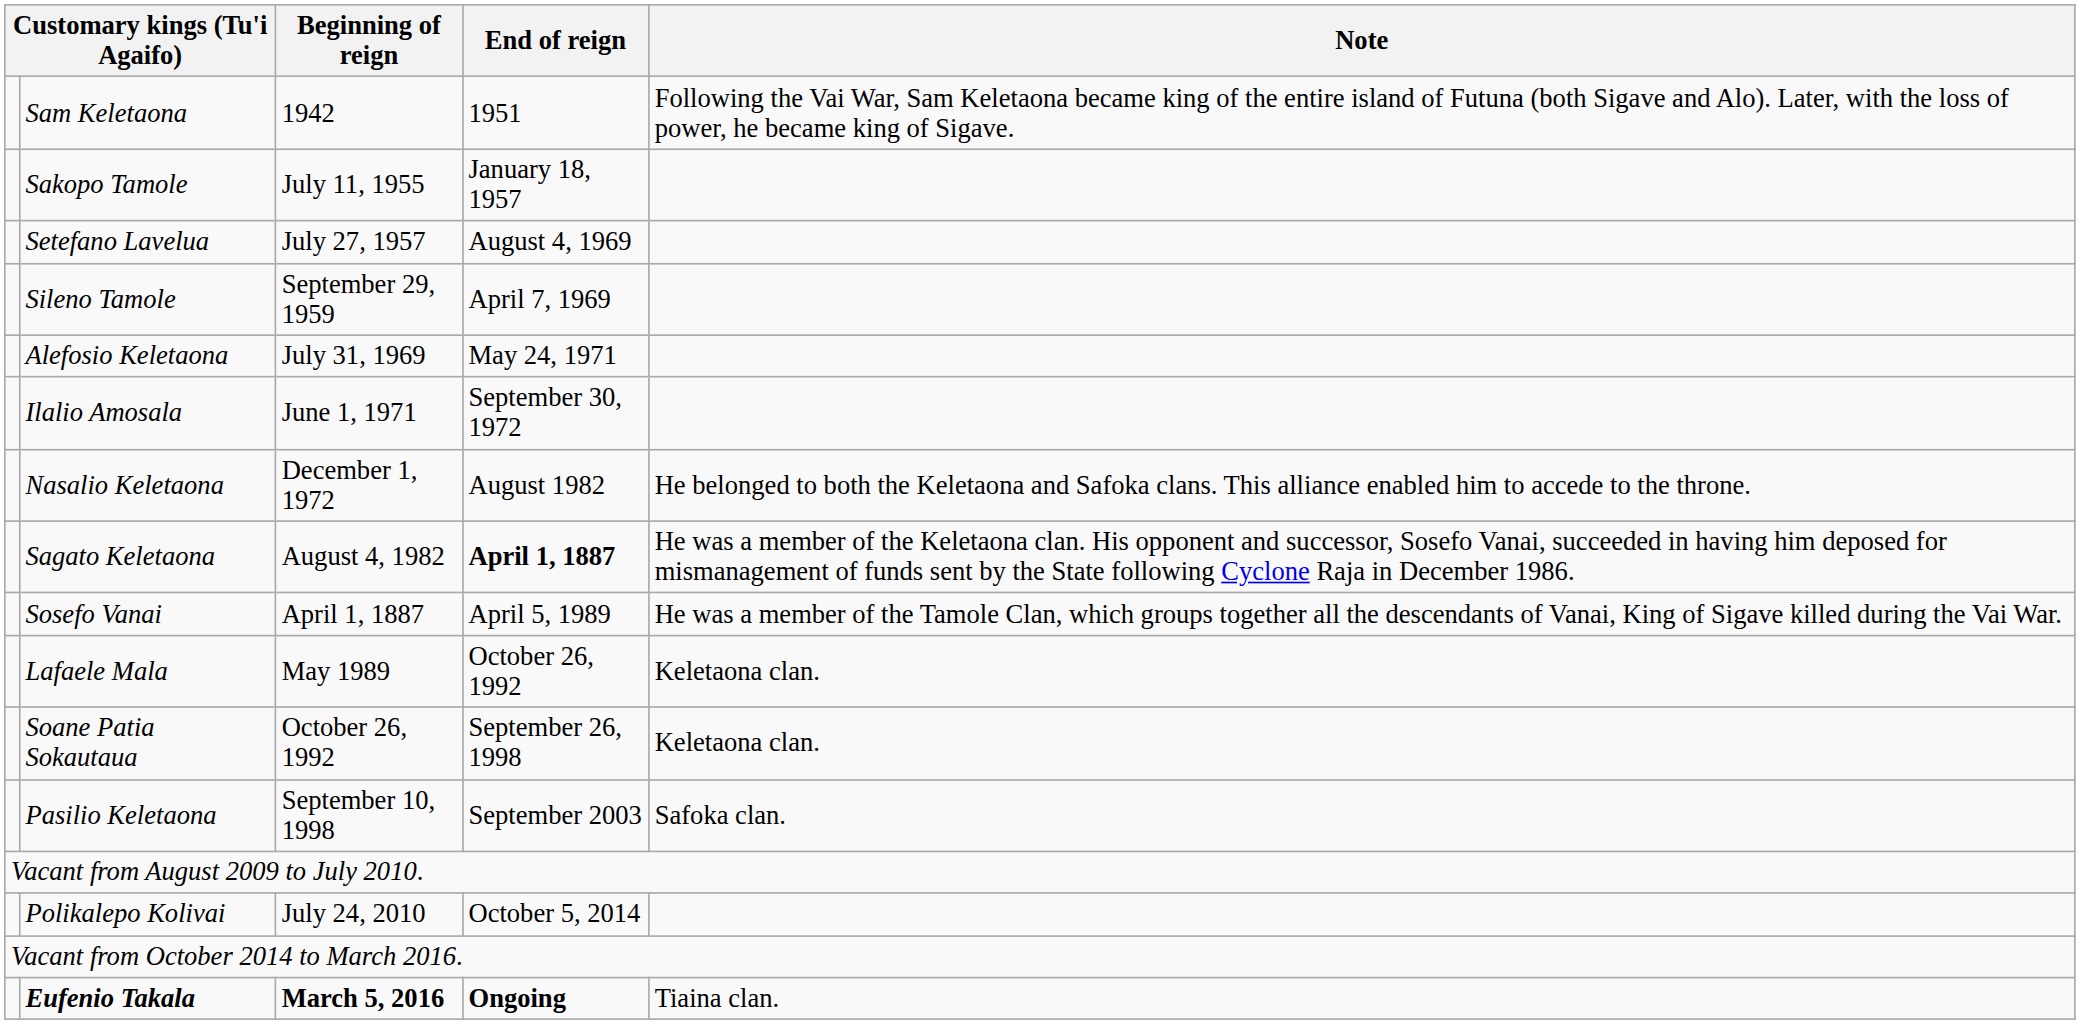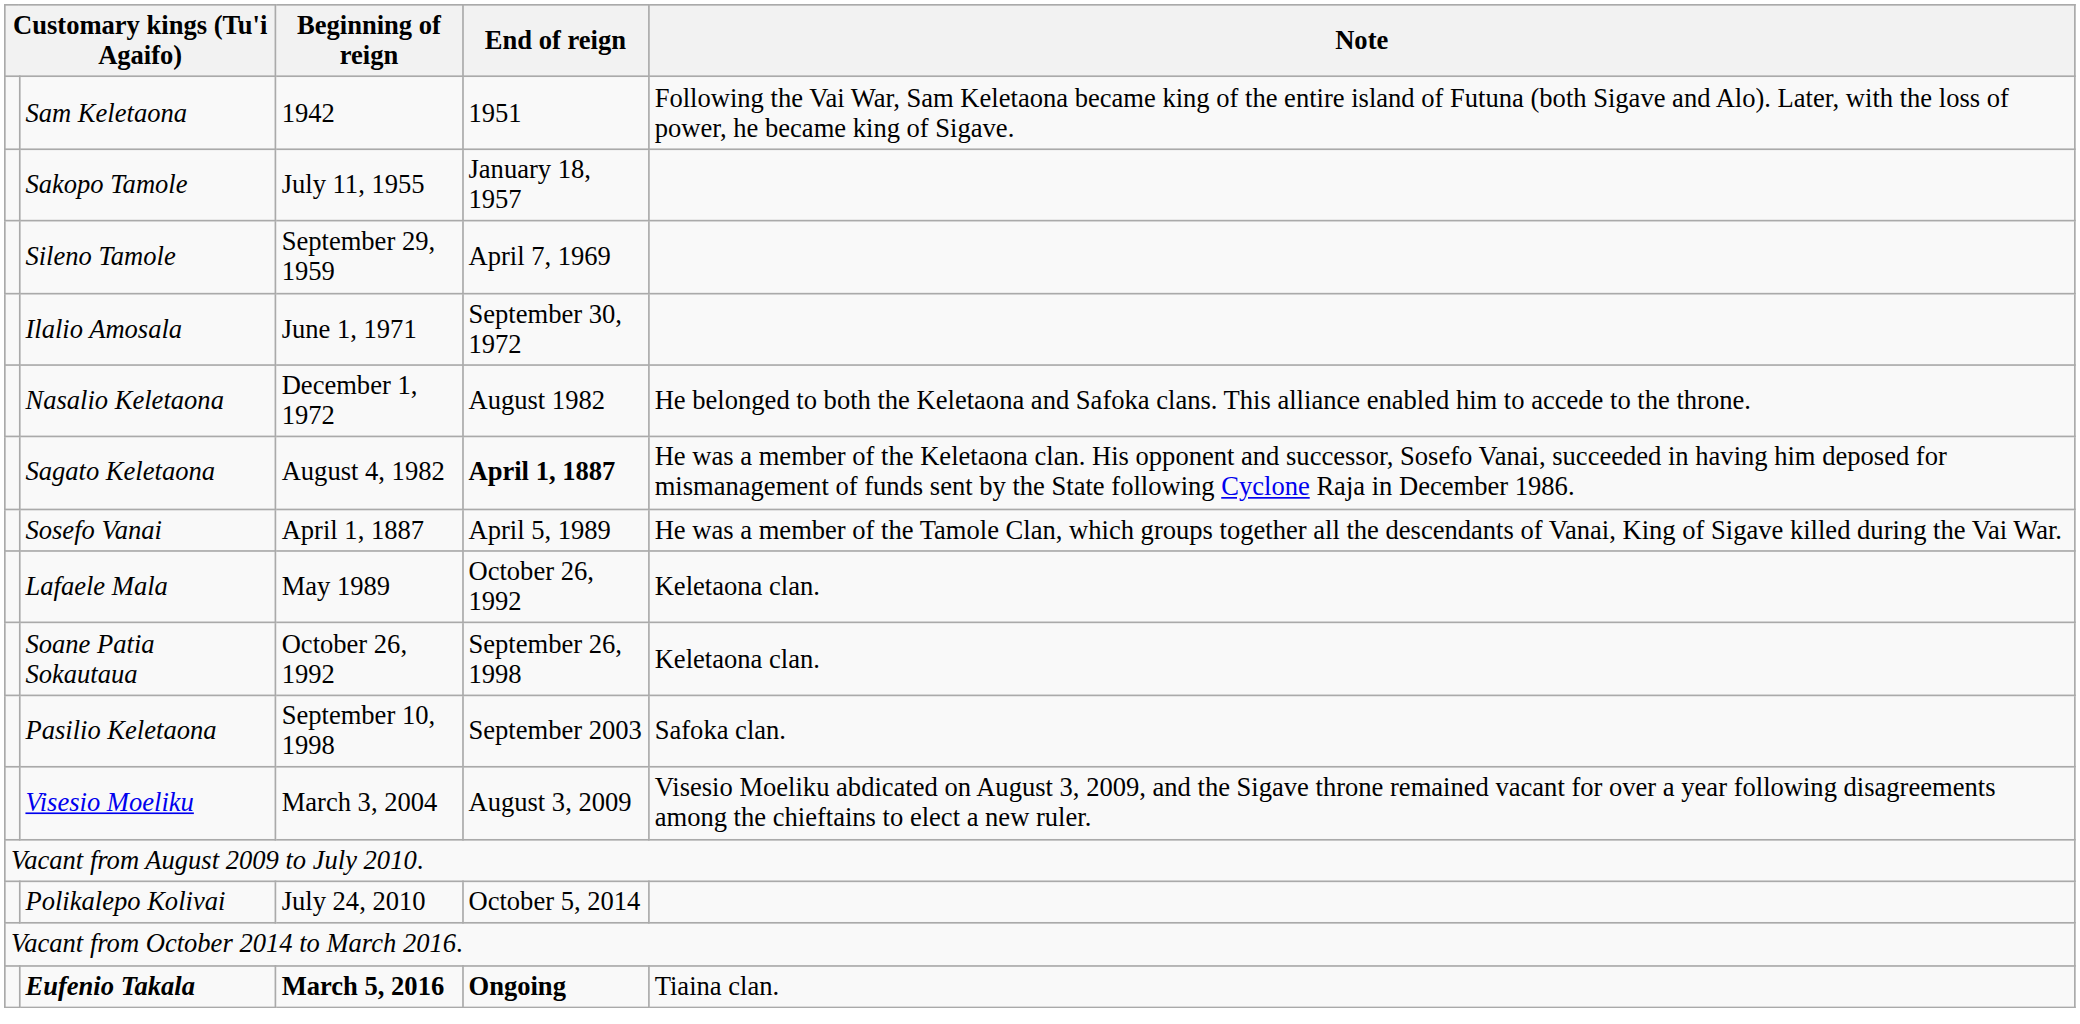- row: (117, 241)
- row: (127, 355)
+ row: (110, 802)
